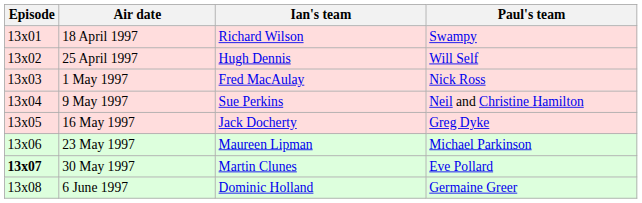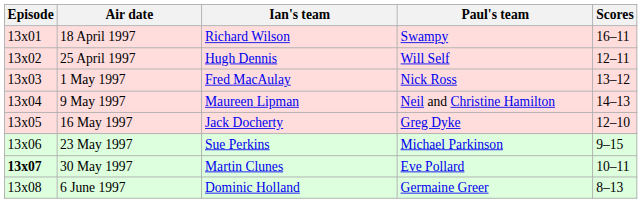+ column: (615, 15)
(251, 101) Sue Perkins -> (252, 101) Maureen Lipman
(266, 144) Maureen Lipman -> (237, 144) Sue Perkins
